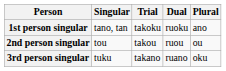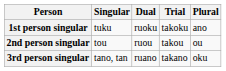columns swapped: (177, 12) <-> (148, 12)
(111, 27) tano, tan -> (103, 27) tuku
(103, 58) tuku -> (111, 58) tano, tan
